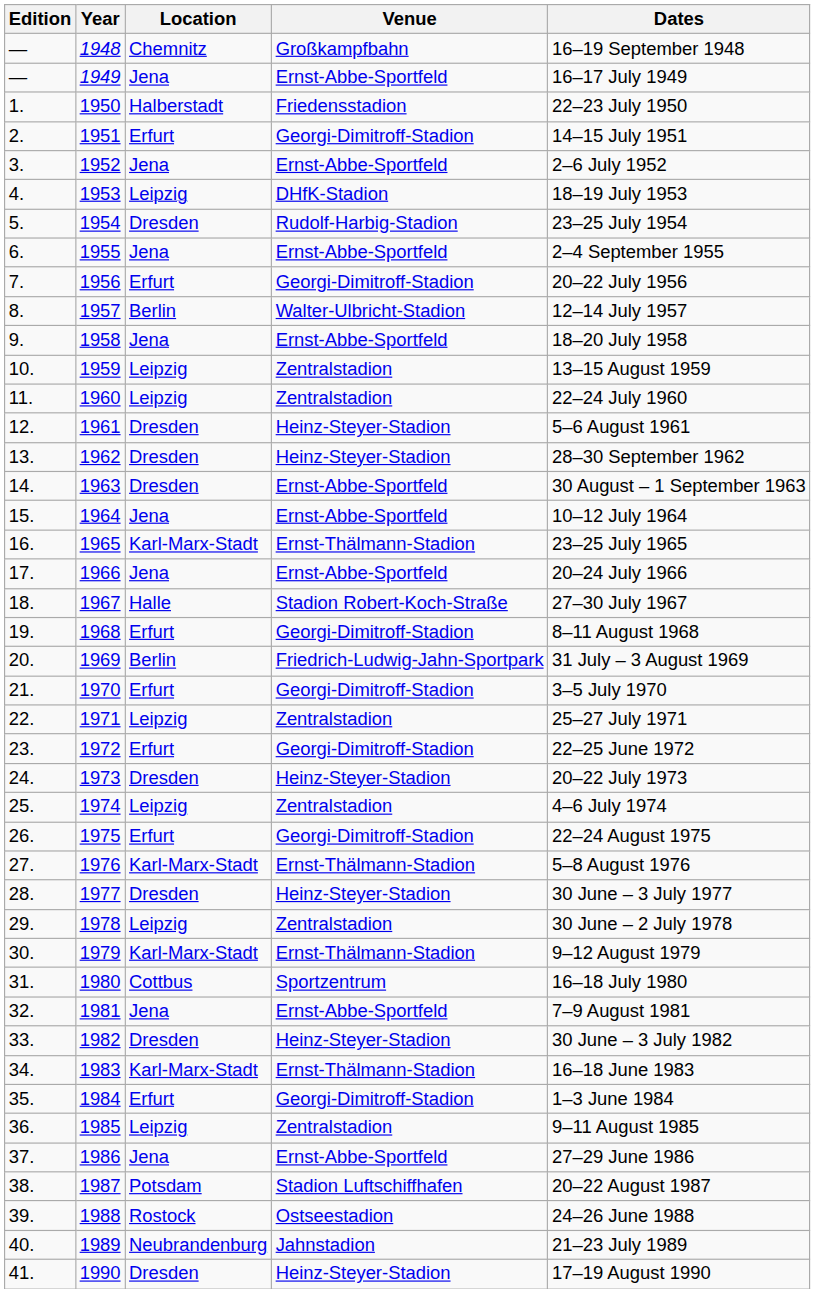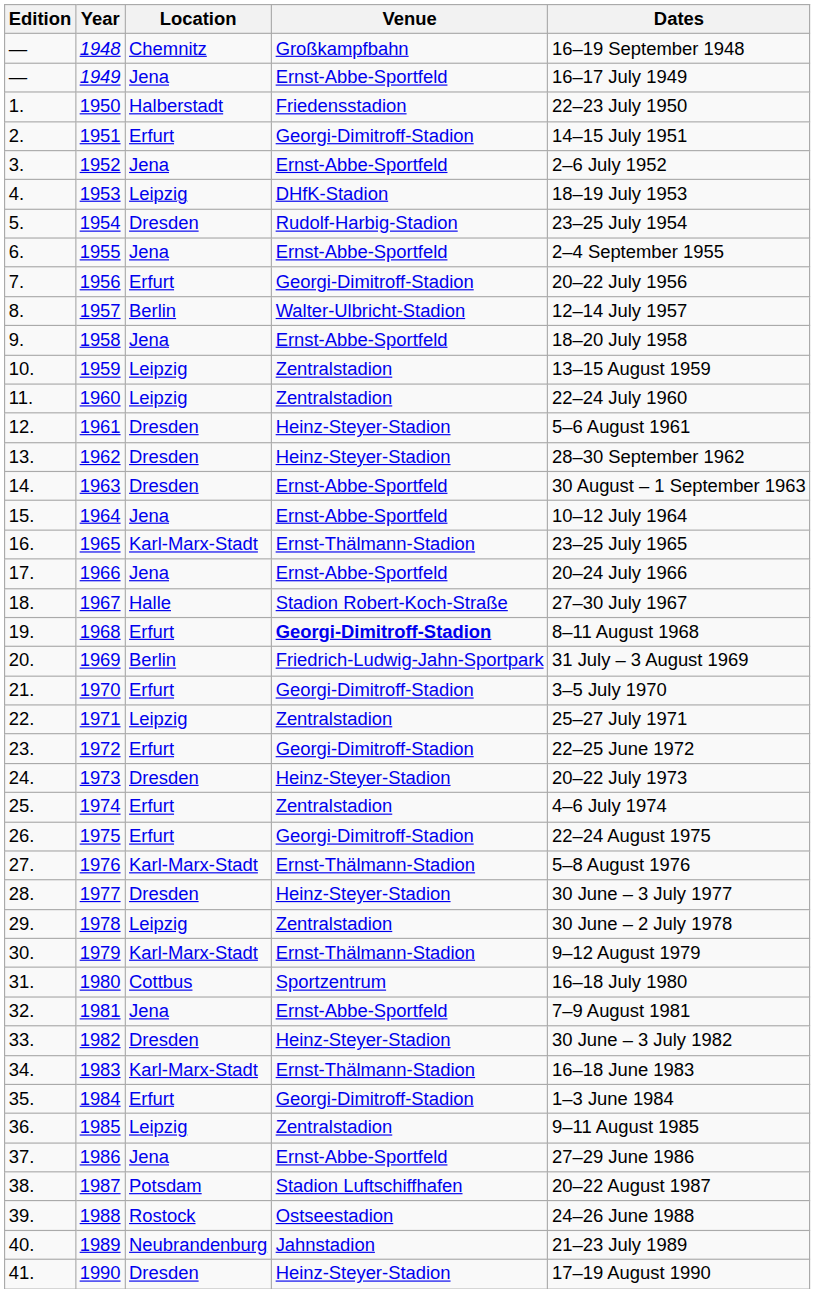(375, 631) normal -> (383, 631) bold
(158, 806) Leipzig -> (152, 806) Erfurt
